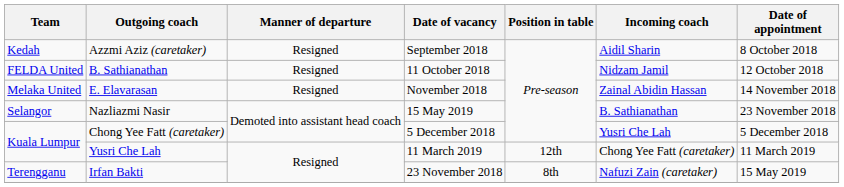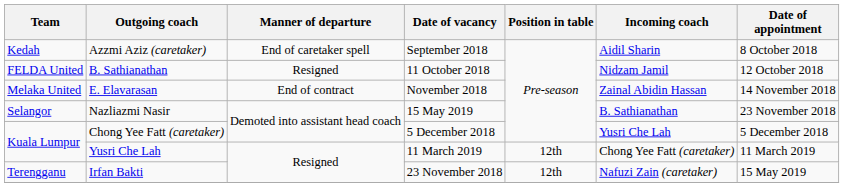(315, 50) Resigned -> (315, 50) End of caretaker spell
(315, 90) Resigned -> (315, 90) End of contract
(551, 172) 8th -> (551, 172) 12th
